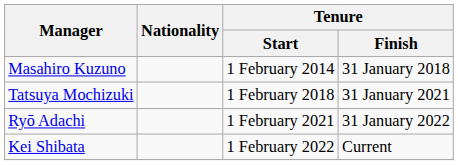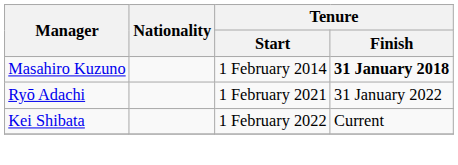(396, 69) normal -> (392, 69) bold
- row: (71, 95)
